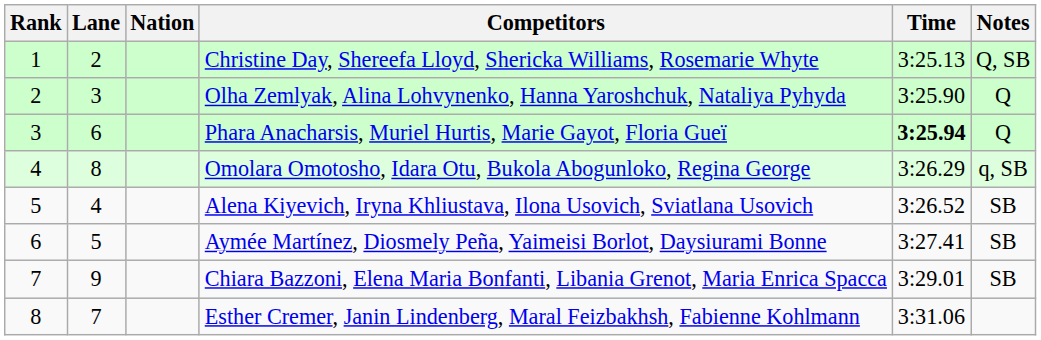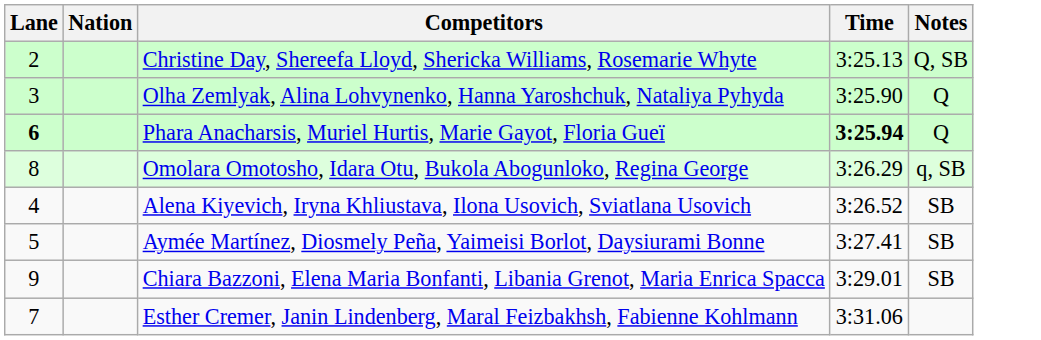- column: (36, 22)
(96, 132) normal -> (34, 132) bold
